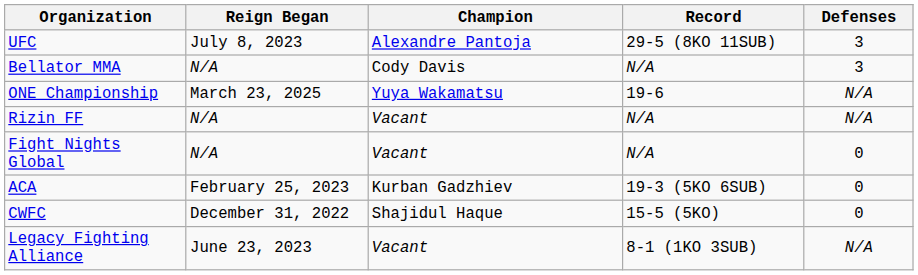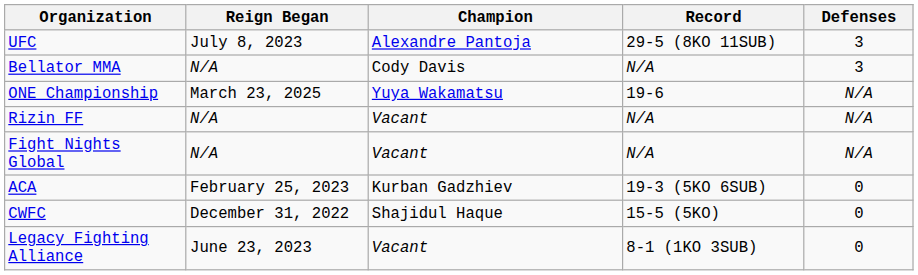(859, 153) 0 -> (859, 153) N/A
(859, 248) N/A -> (859, 248) 0
